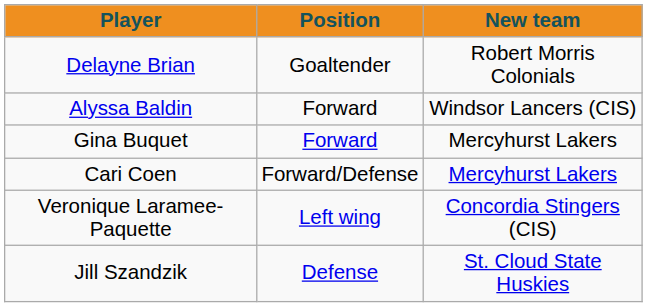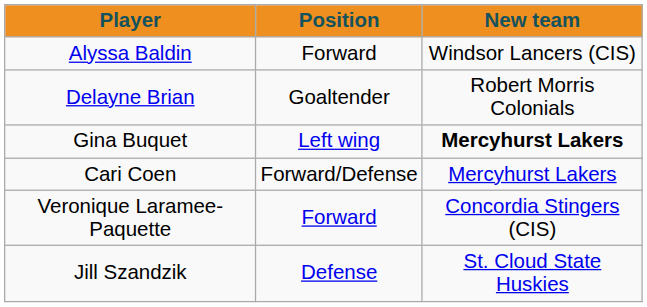rows swapped: (131, 108) <-> (131, 64)
(340, 141) Forward -> (339, 141) Left wing
(533, 141) normal -> (532, 141) bold
(340, 217) Left wing -> (339, 217) Forward
